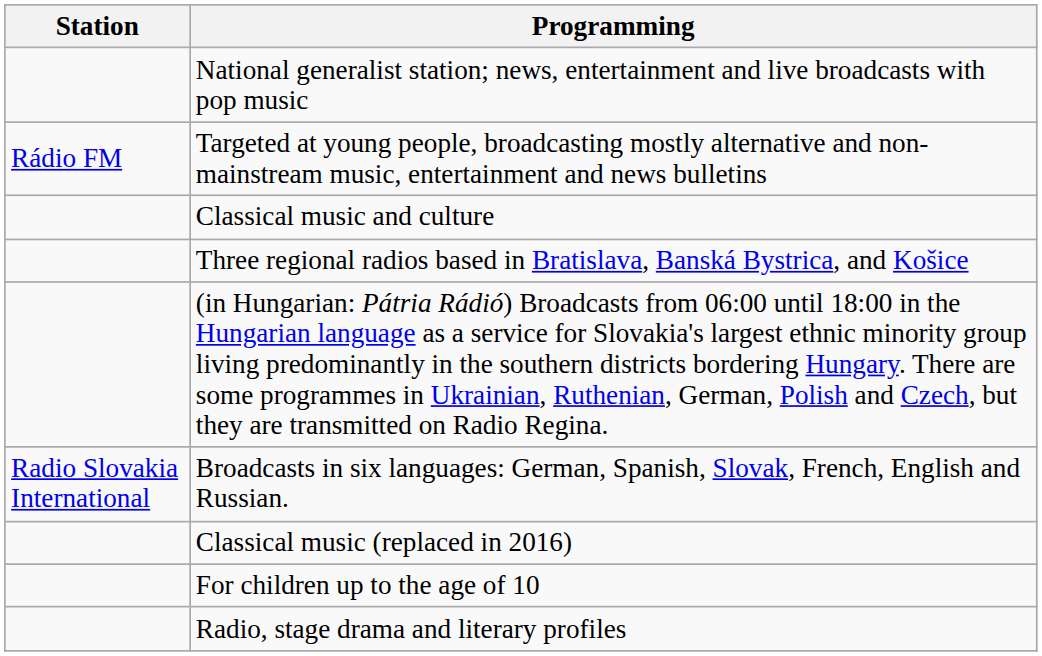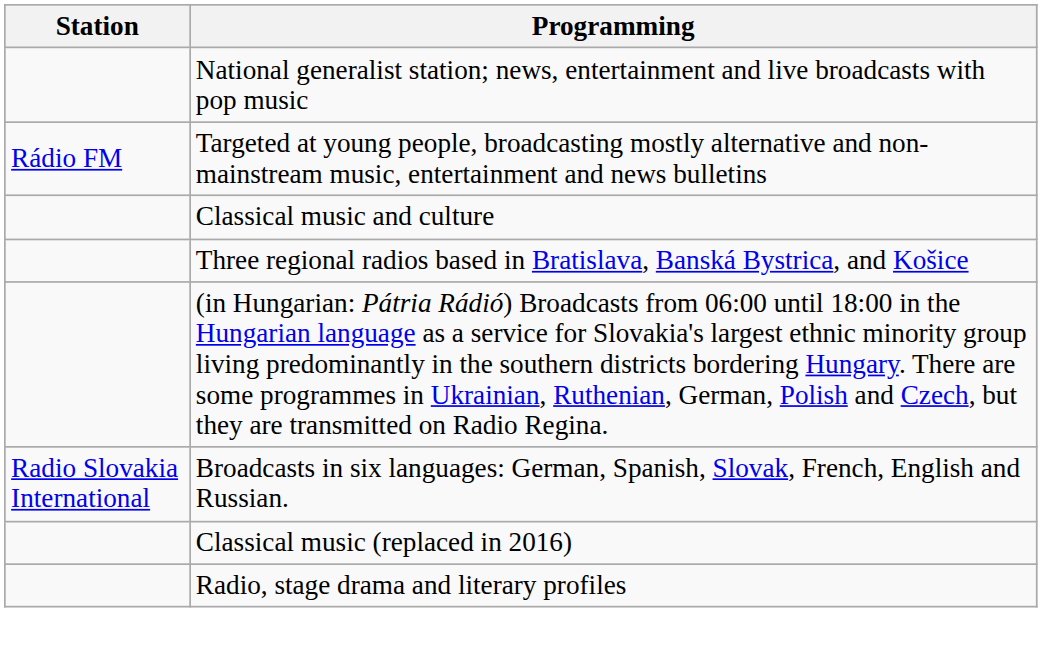- row: (368, 585)
